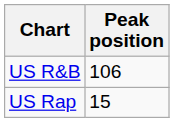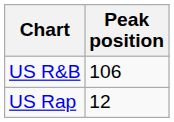(100, 102) 15 -> (100, 102) 12
